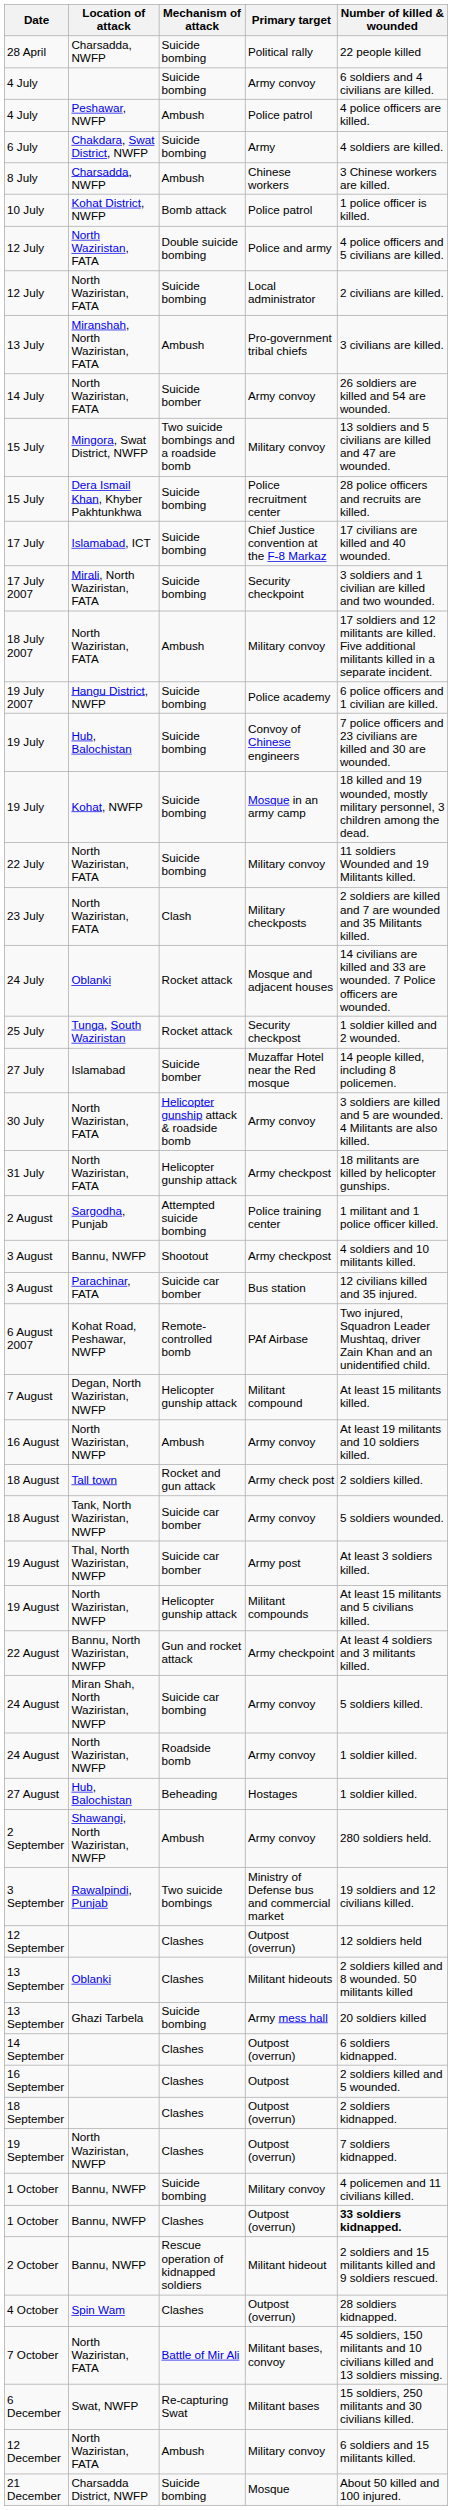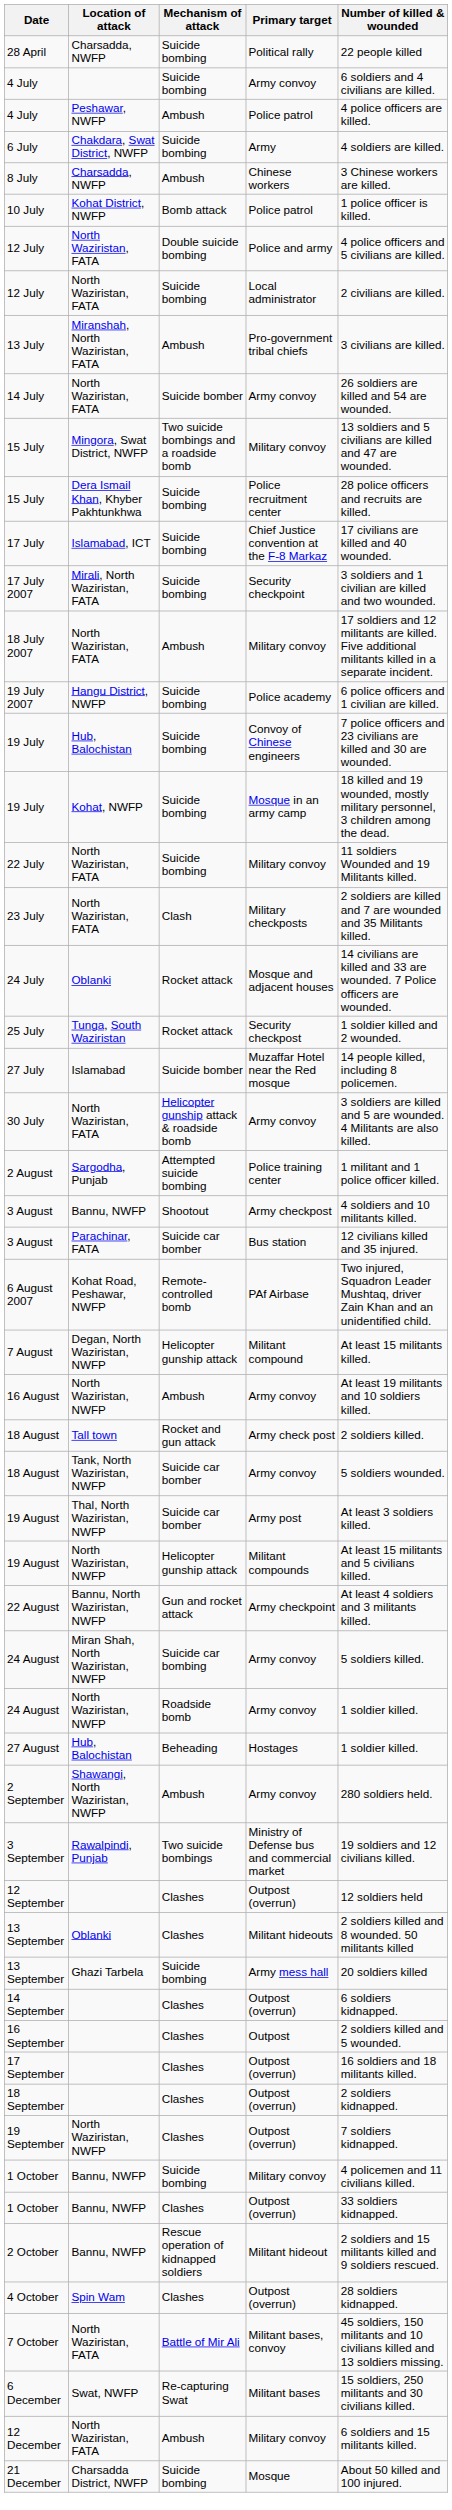- row: (26, 1173)
+ row: (36, 2068)
(371, 2221) bold -> (369, 2207) normal
